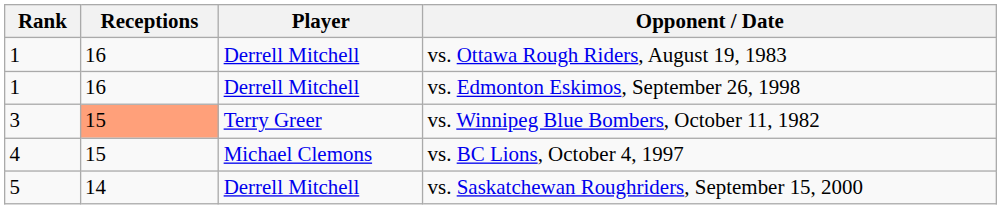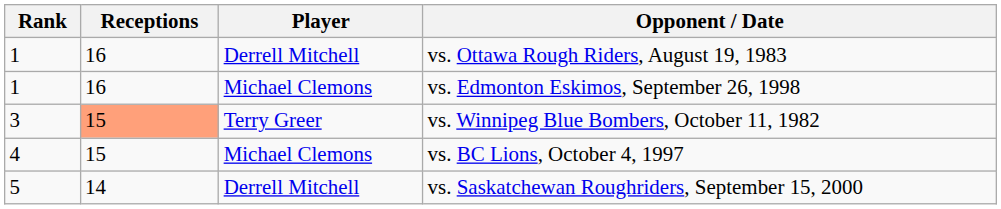(291, 87) Derrell Mitchell -> (298, 87) Michael Clemons
